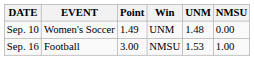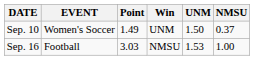(195, 30) 1.48 -> (195, 30) 1.50
(225, 30) 0.00 -> (225, 30) 0.37
(129, 47) 3.00 -> (129, 47) 3.03
